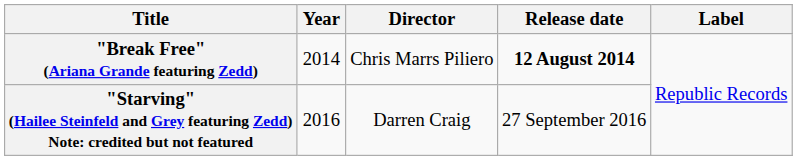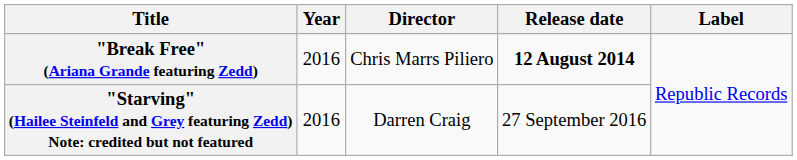(321, 59) 2014 -> (321, 59) 2016
